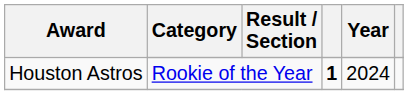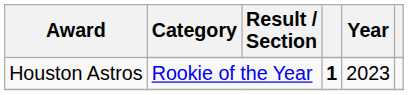(368, 73) 2024 -> (368, 73) 2023
